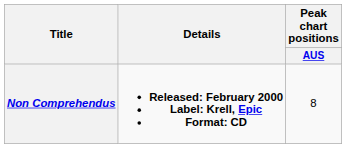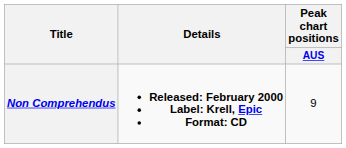(314, 103) 8 -> (314, 103) 9
